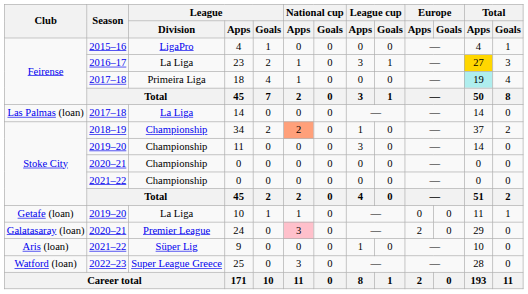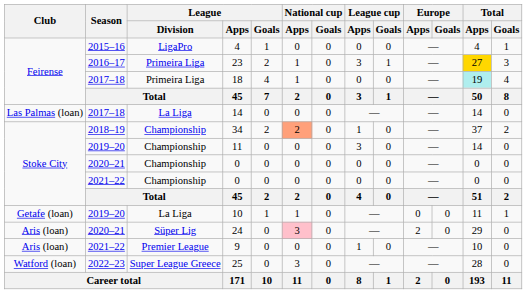(177, 63) La Liga -> (175, 63) Primeira Liga
(46, 230) Galatasaray (loan) -> (45, 230) Aris (loan)
(177, 230) Premier League -> (175, 230) Süper Lig
(177, 247) Süper Lig -> (175, 247) Premier League
